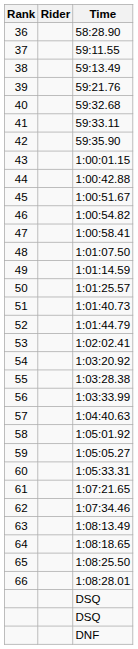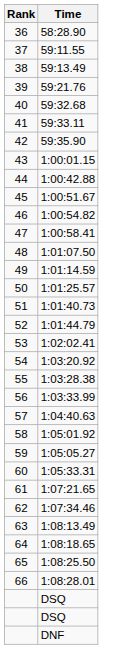- column: (55, 14)
